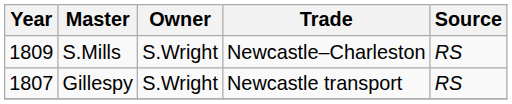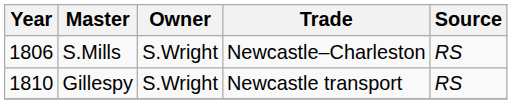(31, 51) 1809 -> (31, 51) 1806
(31, 83) 1807 -> (31, 83) 1810
